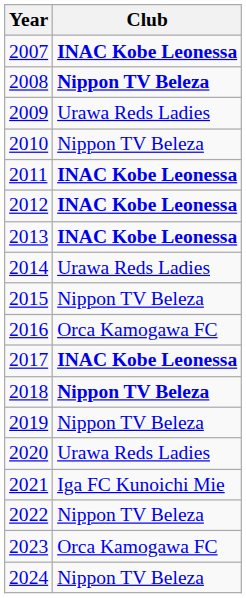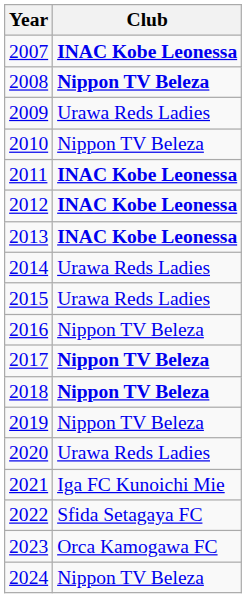(131, 298) Nippon TV Beleza -> (134, 298) Urawa Reds Ladies
(137, 329) Orca Kamogawa FC -> (131, 329) Nippon TV Beleza
(147, 360) INAC Kobe Leonessa -> (133, 360) Nippon TV Beleza
(131, 515) Nippon TV Beleza -> (130, 515) Sfida Setagaya FC
